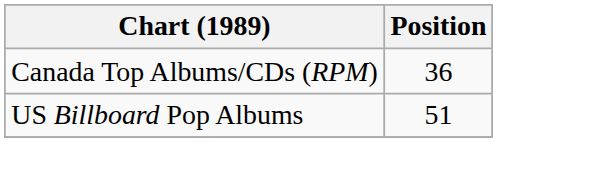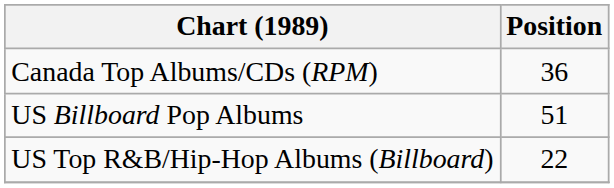+ row: (252, 159)
